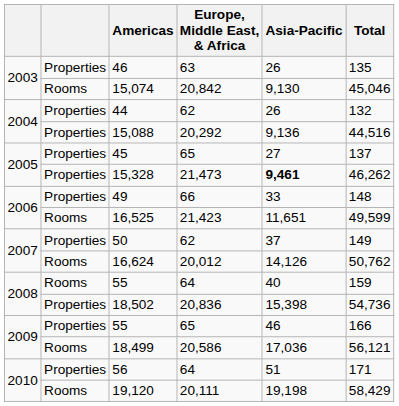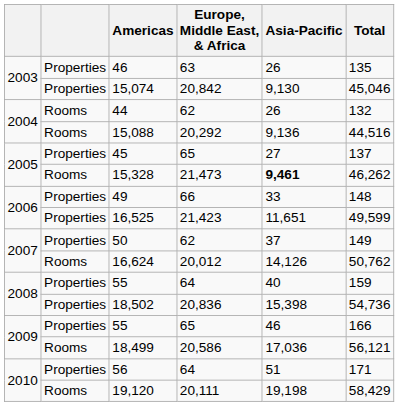(66, 89) Rooms -> (75, 89) Properties
(75, 110) Properties -> (66, 110) Rooms
(75, 132) Properties -> (66, 132) Rooms
(75, 175) Properties -> (66, 175) Rooms
(66, 218) Rooms -> (75, 218) Properties
(66, 283) Rooms -> (75, 283) Properties
